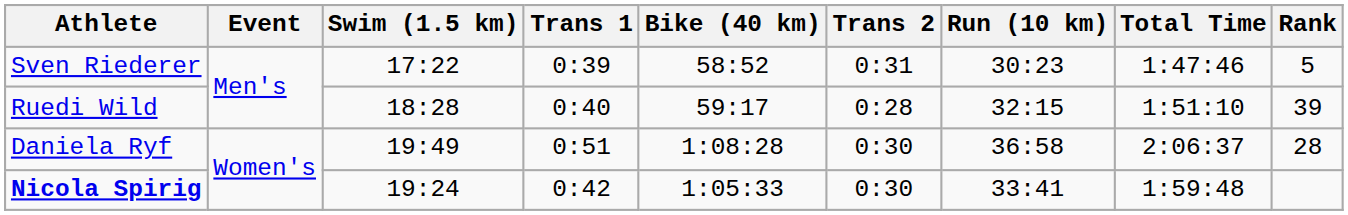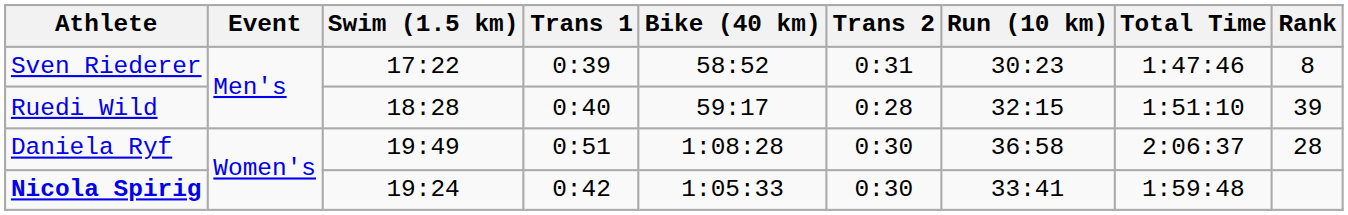(1308, 66) 5 -> (1308, 66) 8
